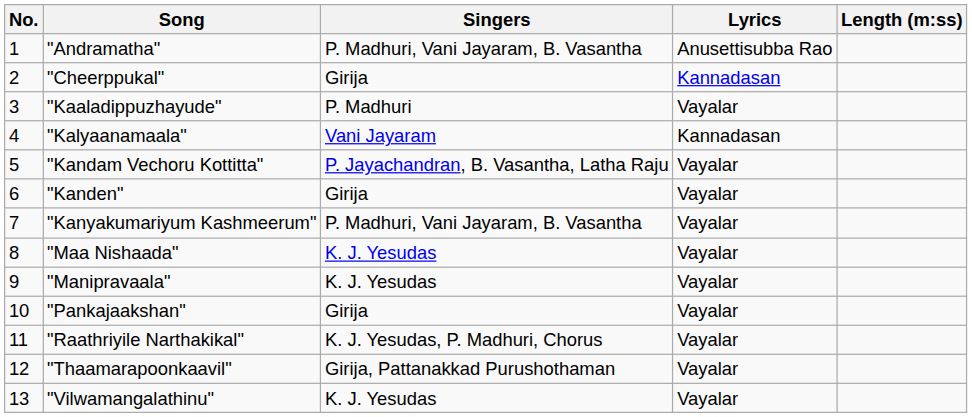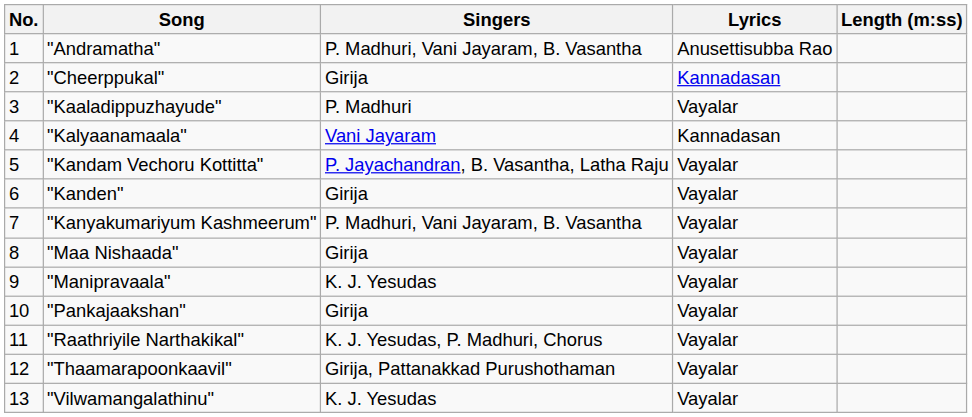(381, 252) K. J. Yesudas -> (346, 252) Girija
